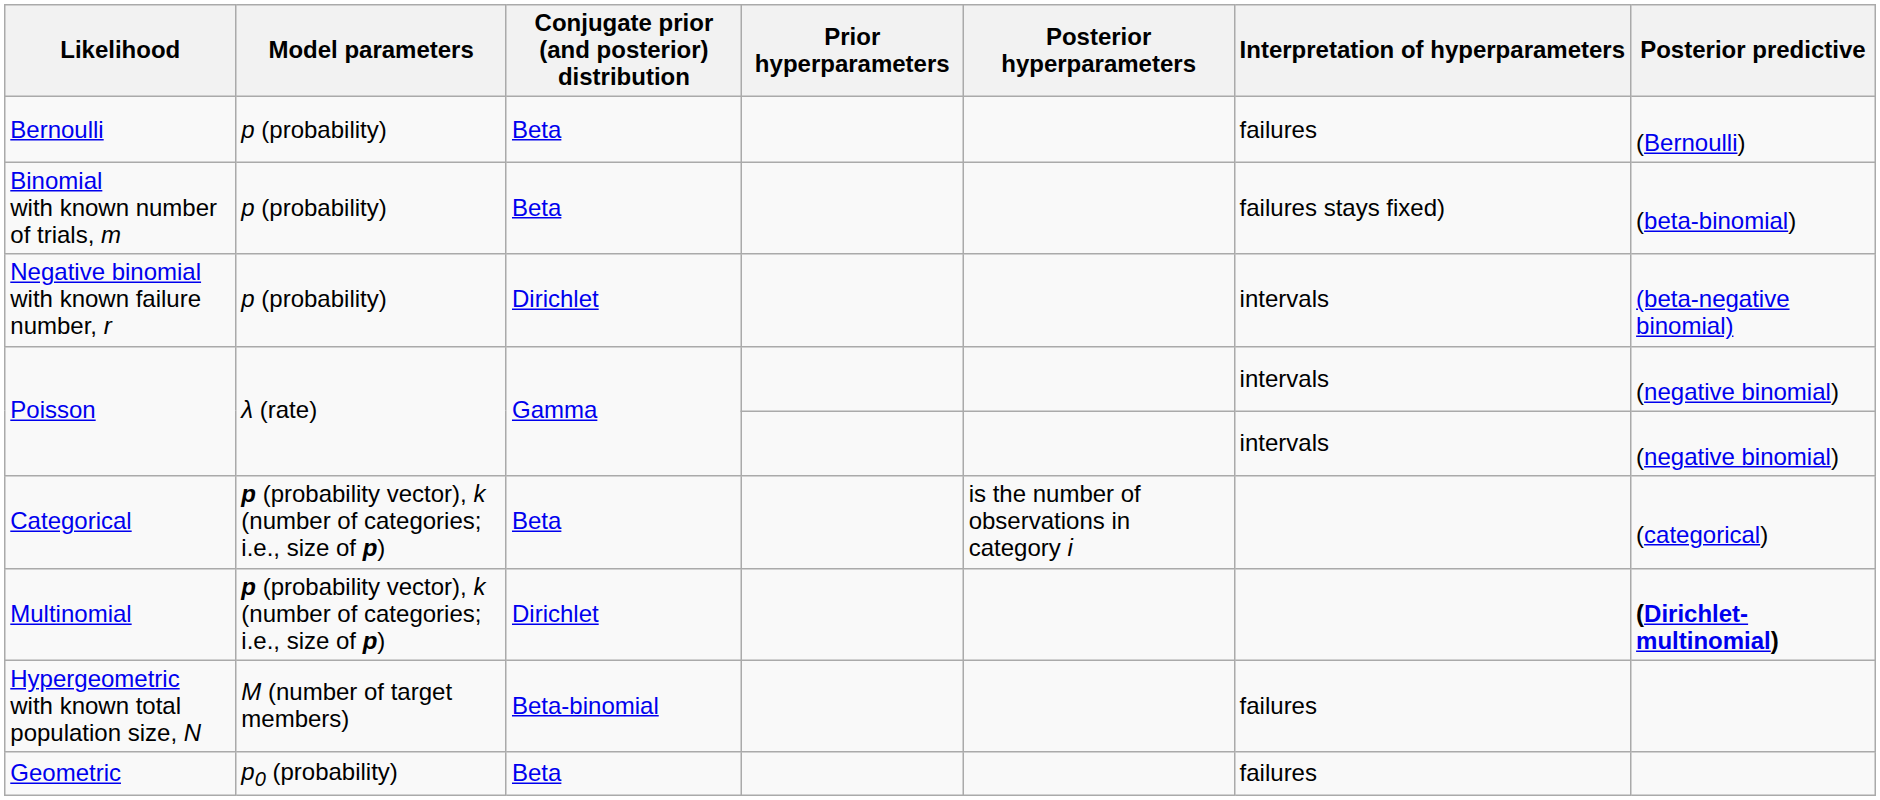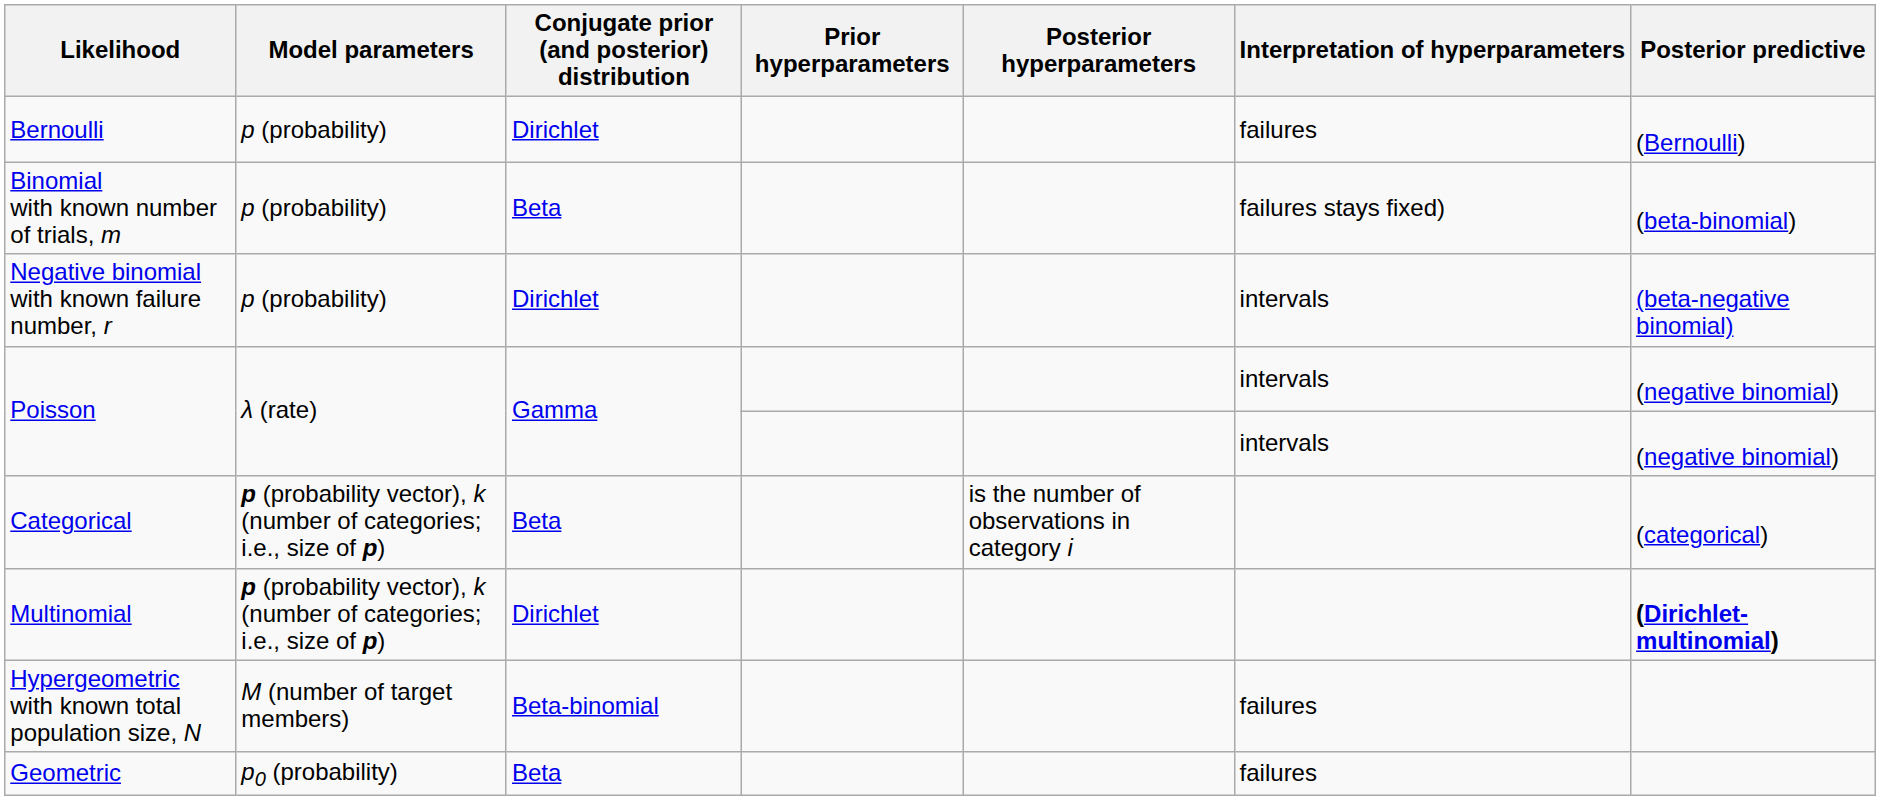(537, 129) Beta -> (555, 129) Dirichlet
